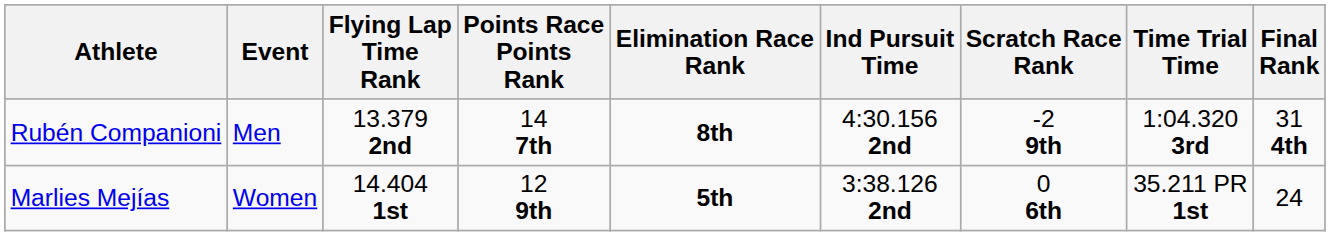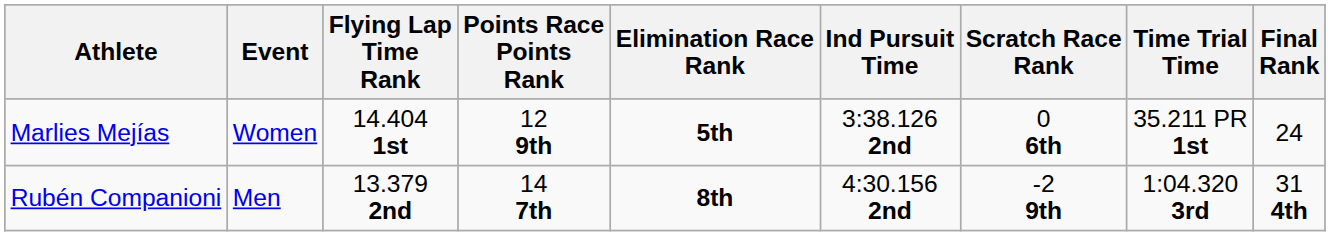rows swapped: (116, 132) <-> (90, 198)
